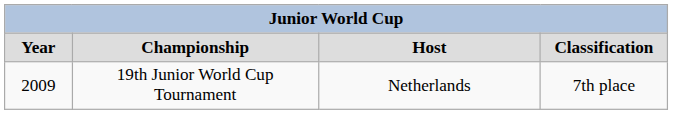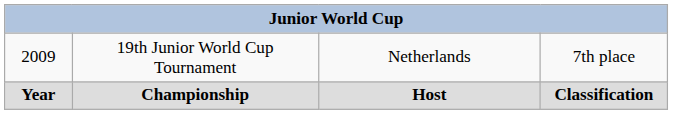rows swapped: (38, 47) <-> (38, 85)
